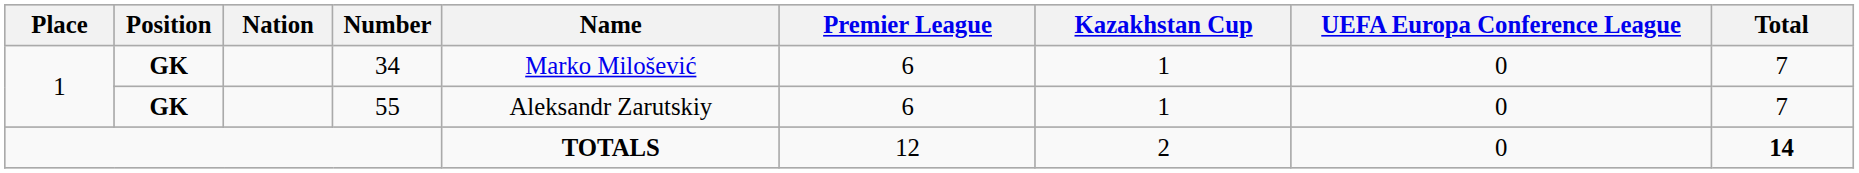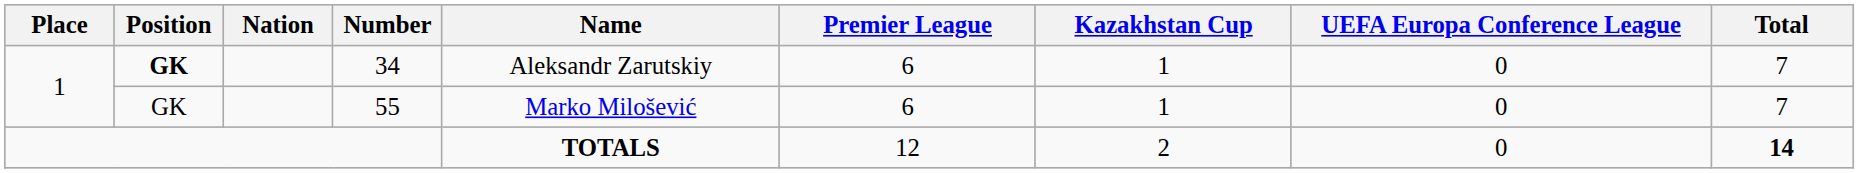(611, 65) Marko Milošević -> (611, 65) Aleksandr Zarutskiy
(169, 106) bold -> (169, 106) normal
(611, 106) Aleksandr Zarutskiy -> (611, 106) Marko Milošević
